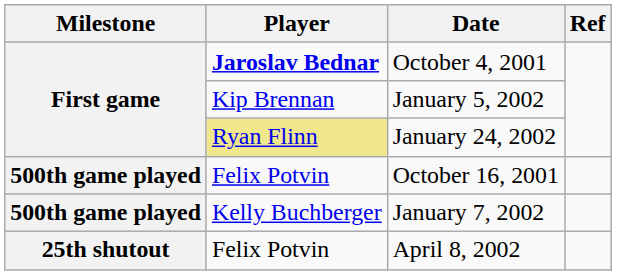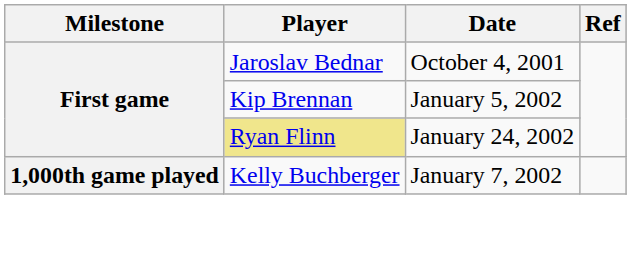(296, 61) bold -> (306, 61) normal
- row: (476, 174)
(106, 212) 500th game played -> (115, 174) 1,000th game played
- row: (457, 250)
